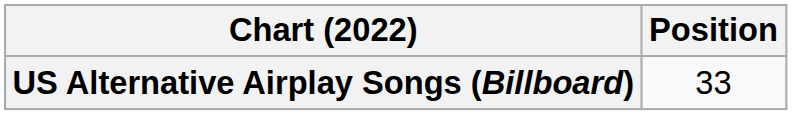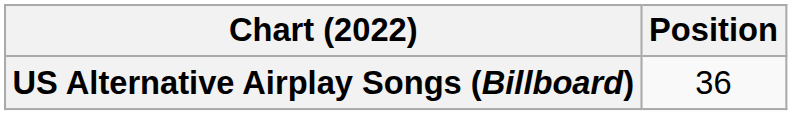(713, 82) 33 -> (713, 82) 36
